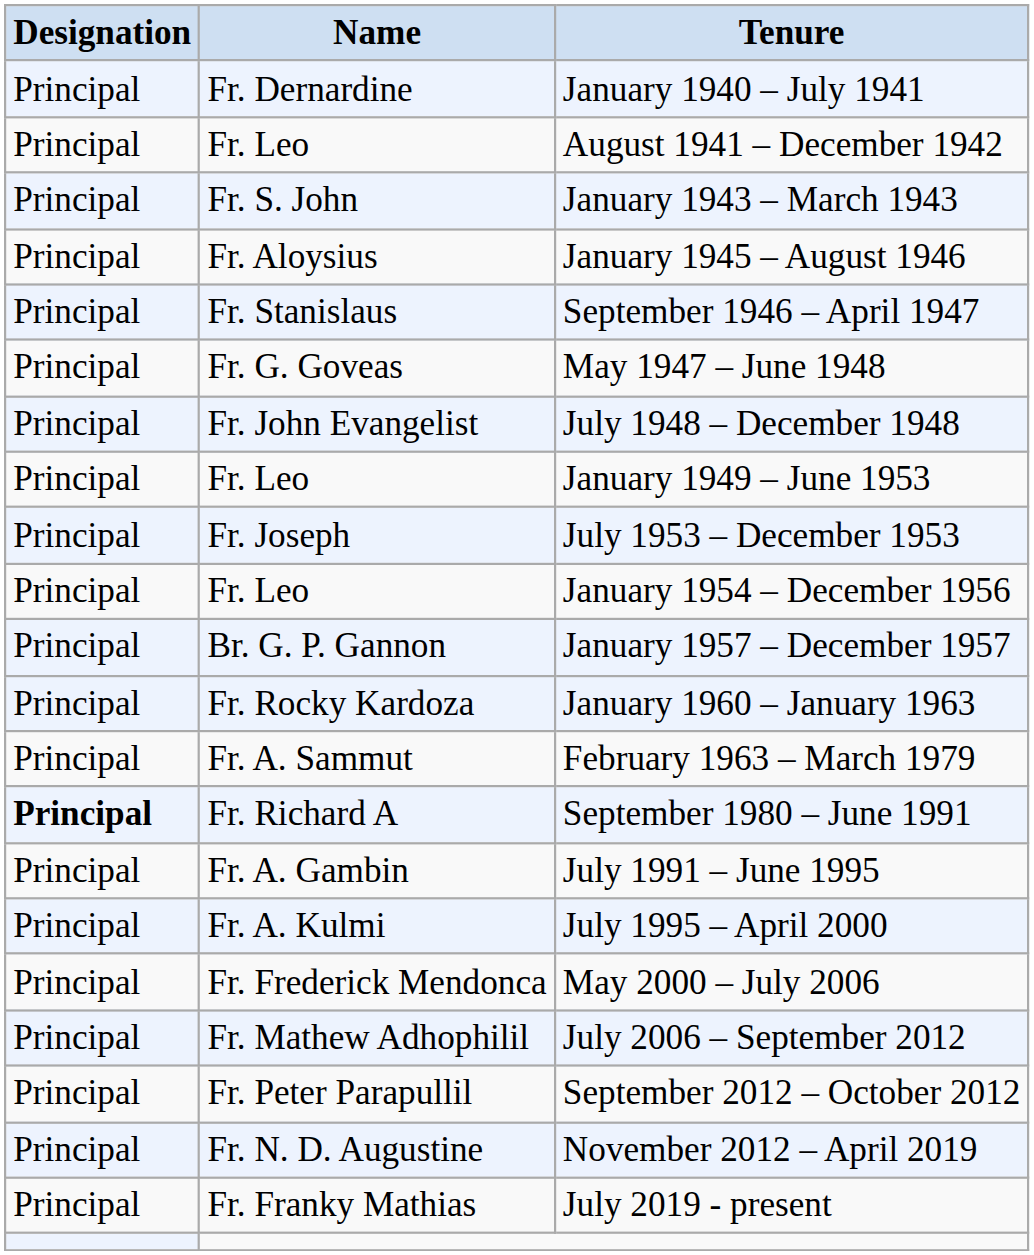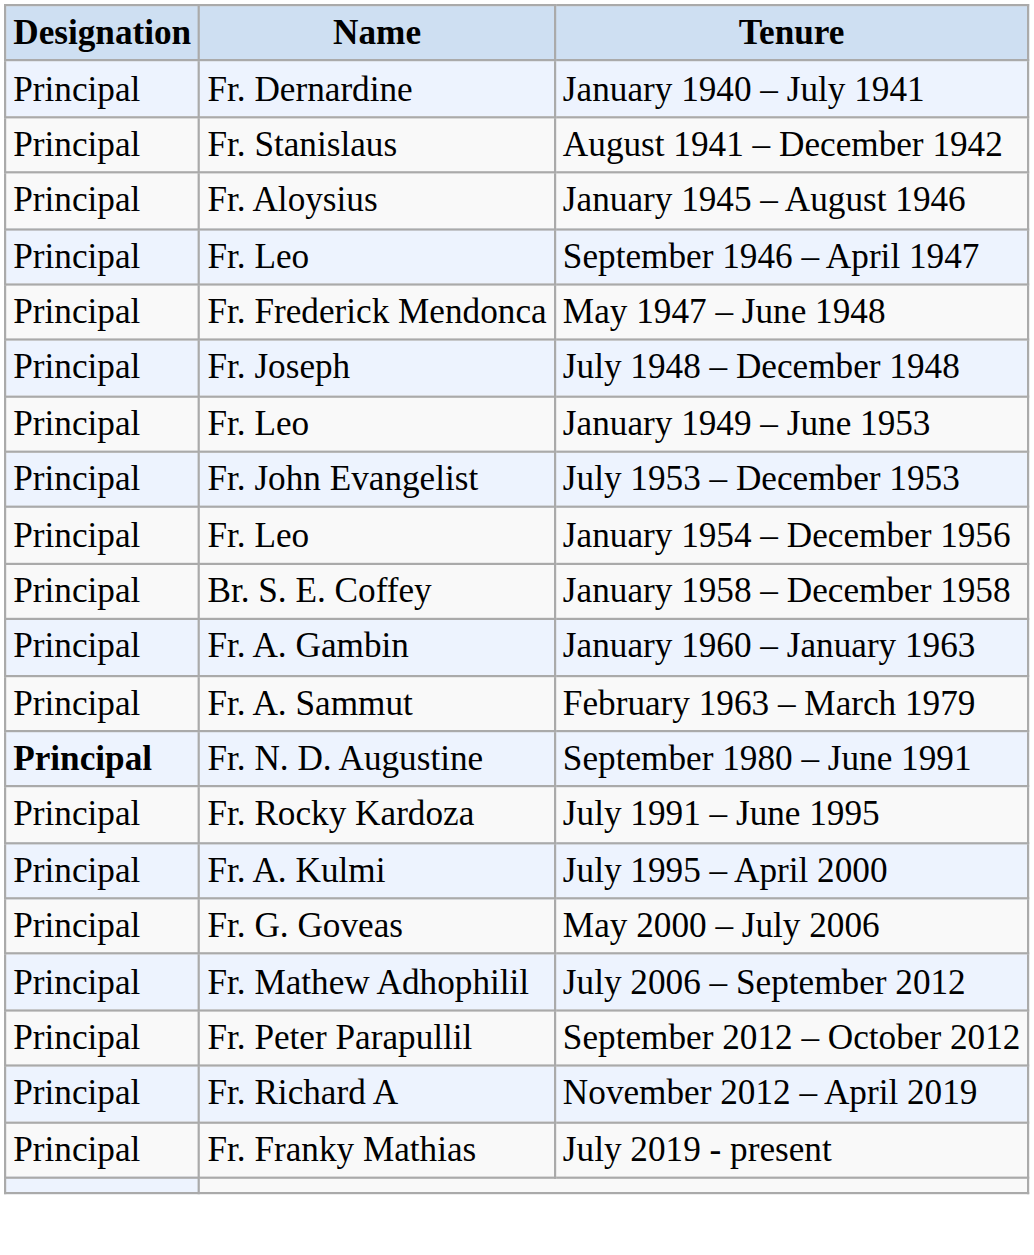(258, 144) Fr. Leo -> (302, 144) Fr. Stanislaus
- row: (760, 199)
(302, 311) Fr. Stanislaus -> (258, 255) Fr. Leo
(305, 367) Fr. G. Goveas -> (377, 311) Fr. Frederick Mendonca
(343, 423) Fr. John Evangelist -> (279, 367) Fr. Joseph
(279, 534) Fr. Joseph -> (343, 479) Fr. John Evangelist
- row: (787, 646)
+ row: (787, 590)
(341, 702) Fr. Rocky Kardoza -> (308, 646) Fr. A. Gambin
(303, 813) Fr. Richard A -> (345, 758) Fr. N. D. Augustine
(308, 869) Fr. A. Gambin -> (341, 813) Fr. Rocky Kardoza
(377, 981) Fr. Frederick Mendonca -> (305, 925) Fr. G. Goveas
(345, 1148) Fr. N. D. Augustine -> (303, 1093) Fr. Richard A
